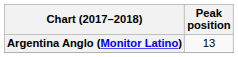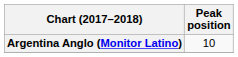(209, 43) 13 -> (209, 43) 10
